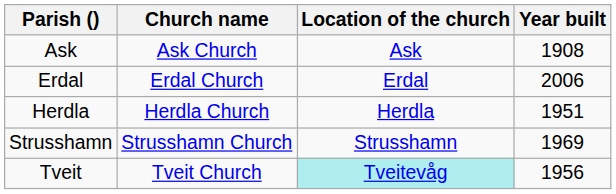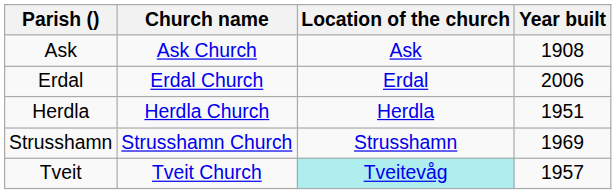(562, 173) 1956 -> (562, 173) 1957
